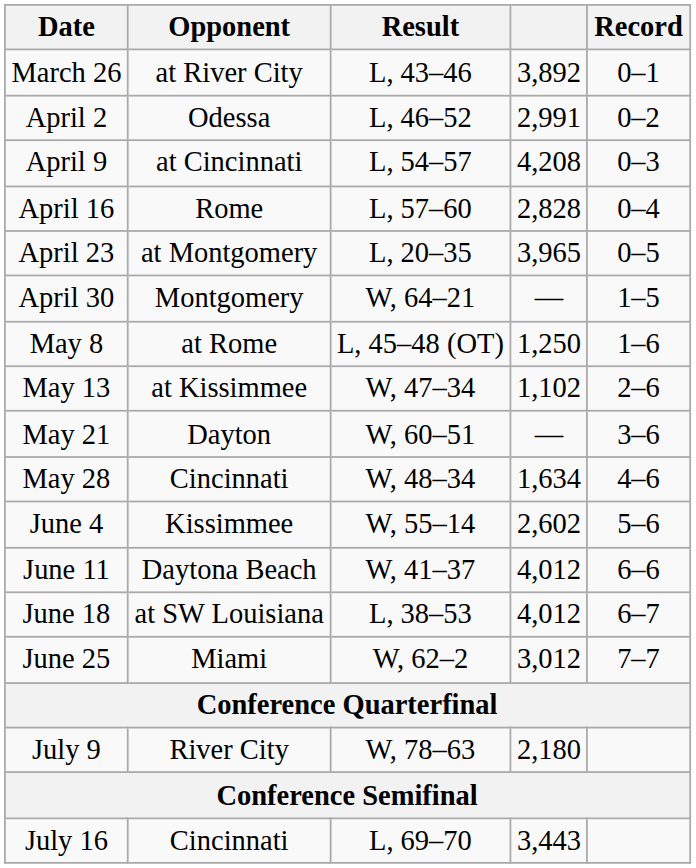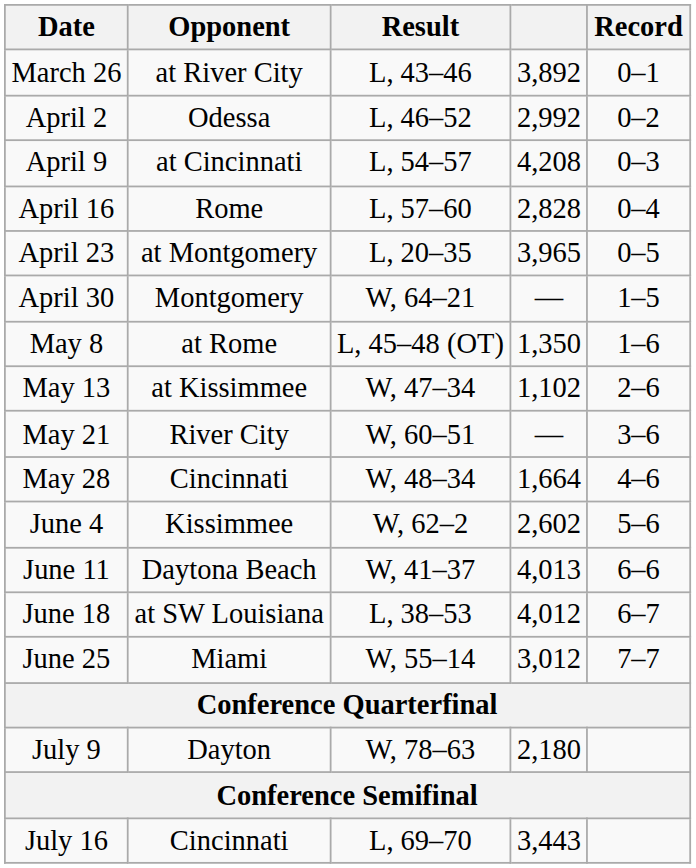(549, 117) 2,991 -> (549, 117) 2,992
(549, 343) 1,250 -> (549, 343) 1,350
(229, 433) Dayton -> (229, 433) River City
(549, 478) 1,634 -> (549, 478) 1,664
(420, 523) W, 55–14 -> (420, 523) W, 62–2
(549, 569) 4,012 -> (549, 569) 4,013
(420, 659) W, 62–2 -> (420, 659) W, 55–14
(229, 749) River City -> (229, 749) Dayton
